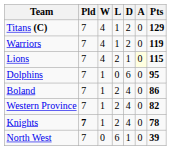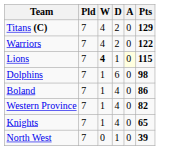- column: (118, 12)
(156, 43) 119 -> (145, 43) 122
(103, 59) normal -> (103, 59) bold
(154, 75) 95 -> (143, 75) 98
(84, 122) bold -> (84, 122) normal
(154, 122) 78 -> (143, 122) 65
